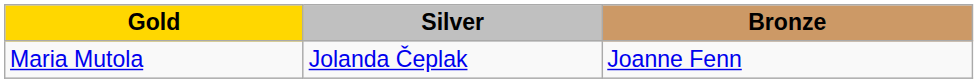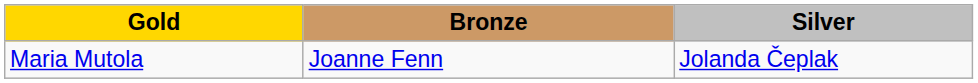columns swapped: (453, 22) <-> (787, 22)
